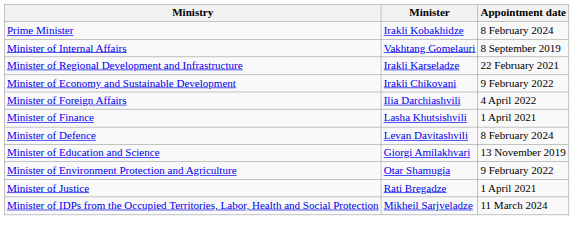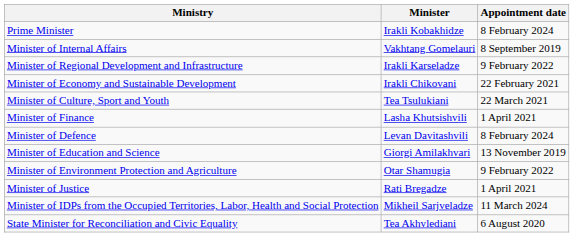(520, 65) 22 February 2021 -> (517, 65) 9 February 2022
(517, 83) 9 February 2022 -> (520, 83) 22 February 2021
- row: (67, 100)
+ row: (88, 100)
+ row: (122, 223)
